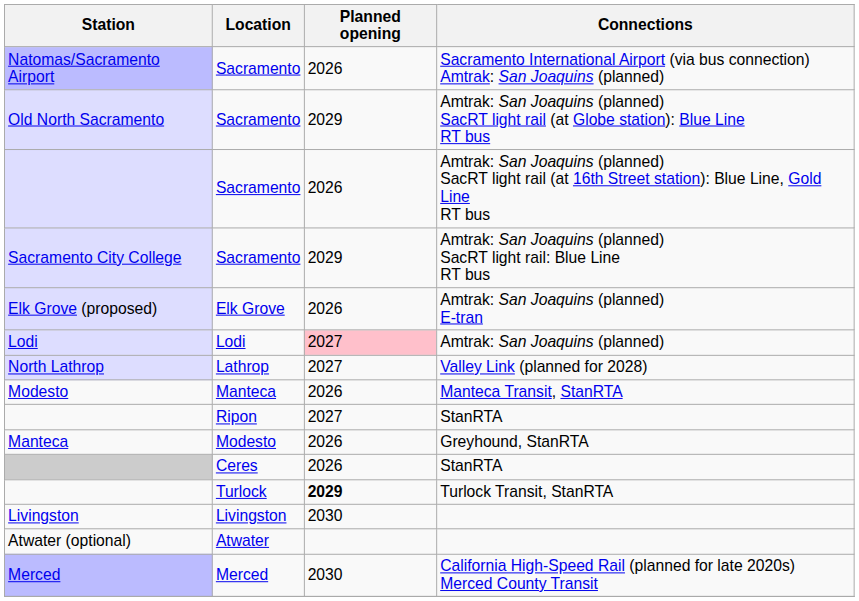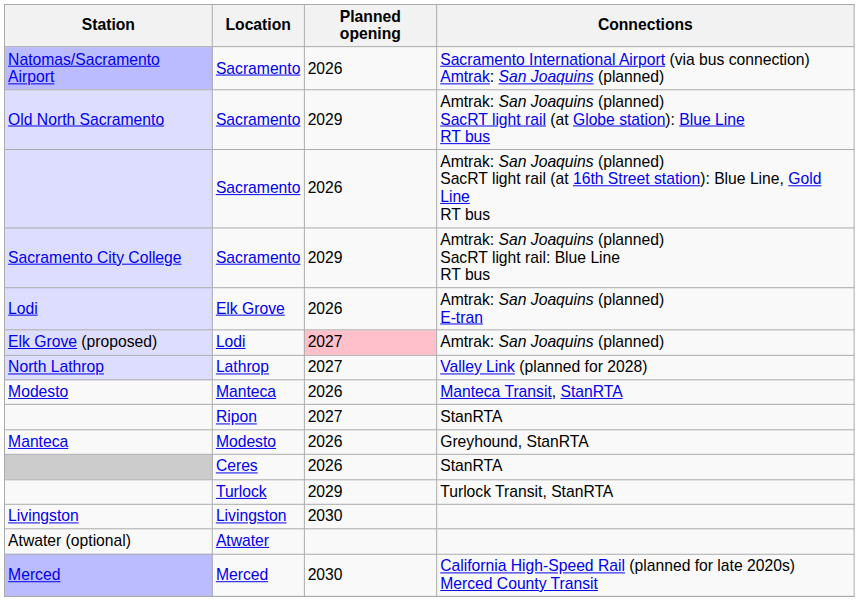(83, 308) Elk Grove (proposed) -> (23, 308) Lodi
(23, 342) Lodi -> (83, 342) Elk Grove (proposed)
(325, 491) bold -> (325, 491) normal
